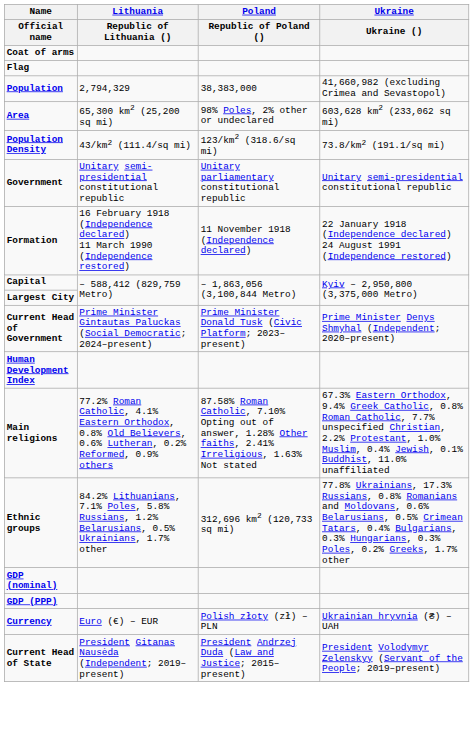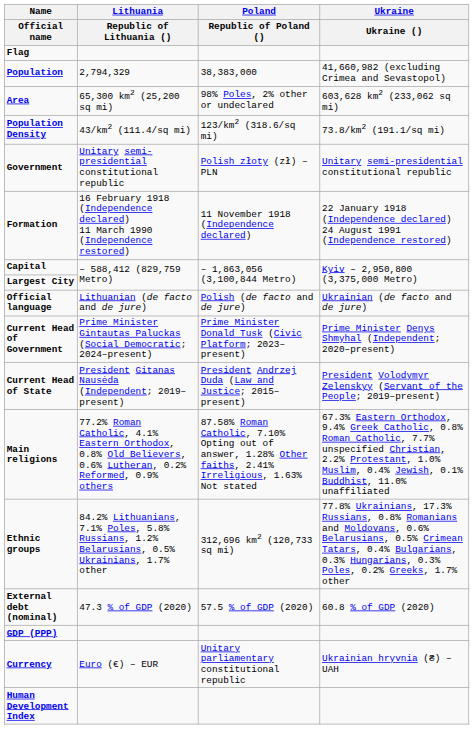- row: (40, 53)
(240, 183) Unitary parliamentary constitutional republic -> (254, 168) Polish złoty (zł) – PLN
+ row: (29, 303)
rows swapped: (40, 658) <-> (38, 371)
- row: (32, 581)
+ row: (32, 608)
(254, 622) Polish złoty (zł) – PLN -> (240, 664) Unitary parliamentary constitutional republic
